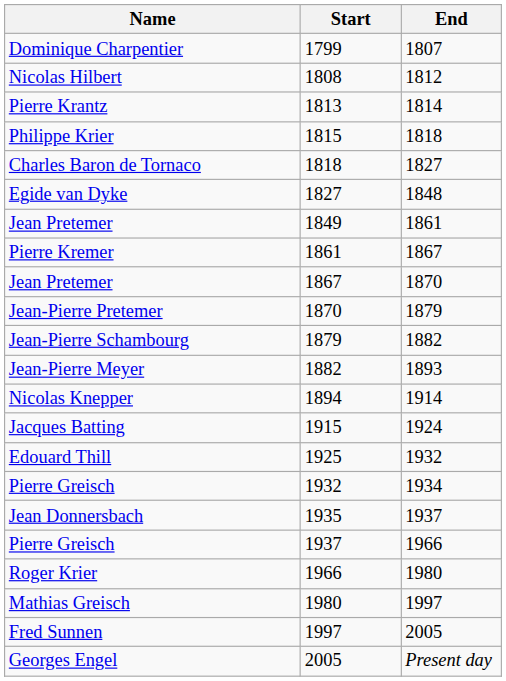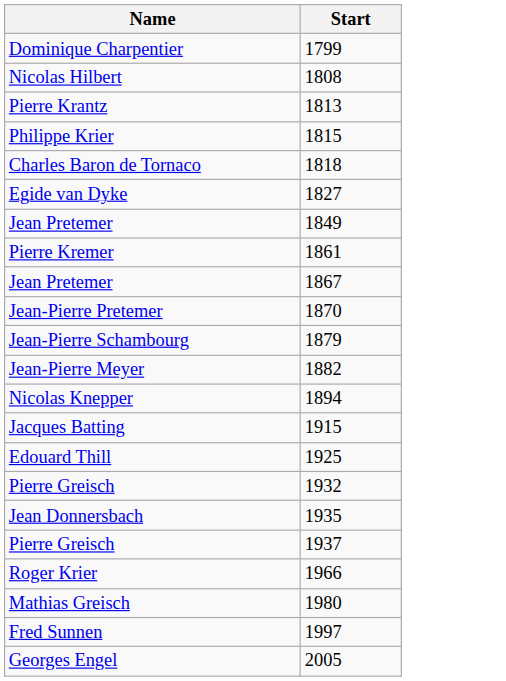- column: (451, 19)
